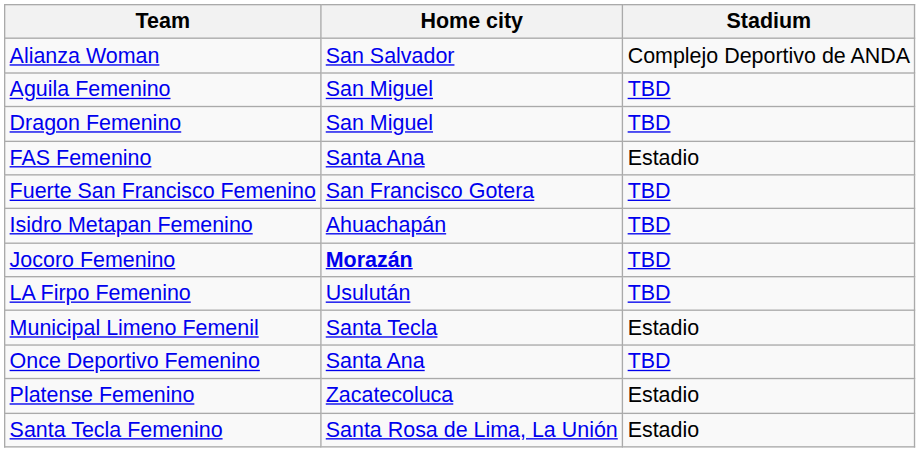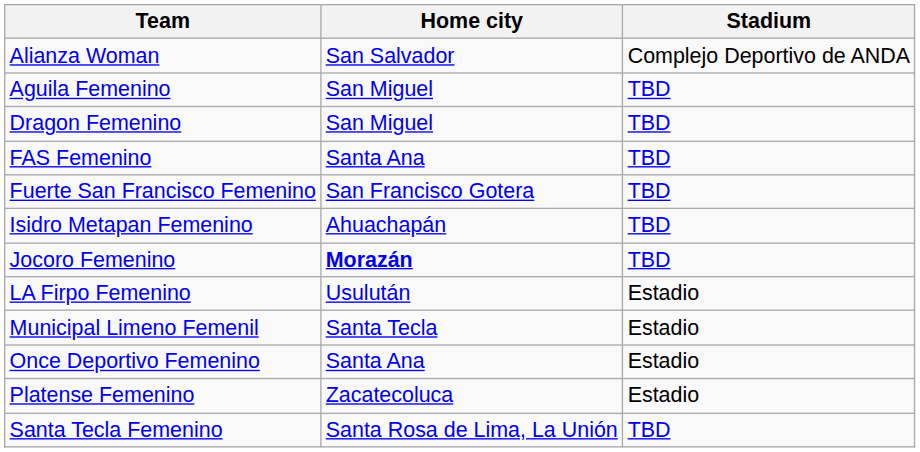(663, 157) Estadio -> (649, 157) TBD
(649, 293) TBD -> (663, 293) Estadio
(649, 361) TBD -> (663, 361) Estadio
(663, 429) Estadio -> (649, 429) TBD
